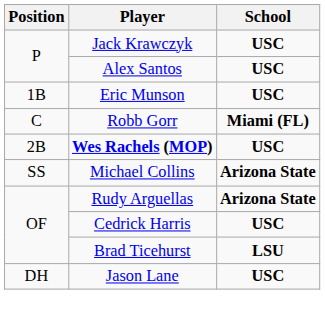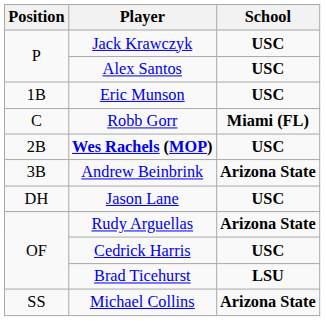+ row: (142, 172)
rows swapped: (142, 172) <-> (142, 276)
